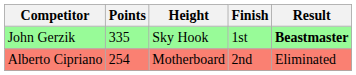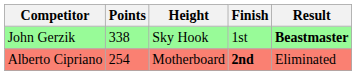(119, 37) 335 -> (119, 37) 338
(242, 59) normal -> (243, 59) bold
